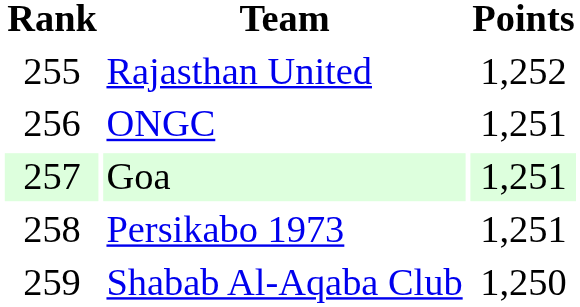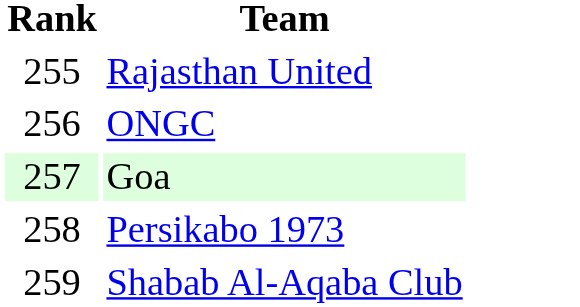- column: (523, 18)
